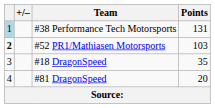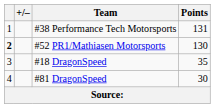(9, 29) lightblue background -> (9, 29) no background
(200, 46) 103 -> (200, 46) 130
(203, 79) 20 -> (203, 79) 30
